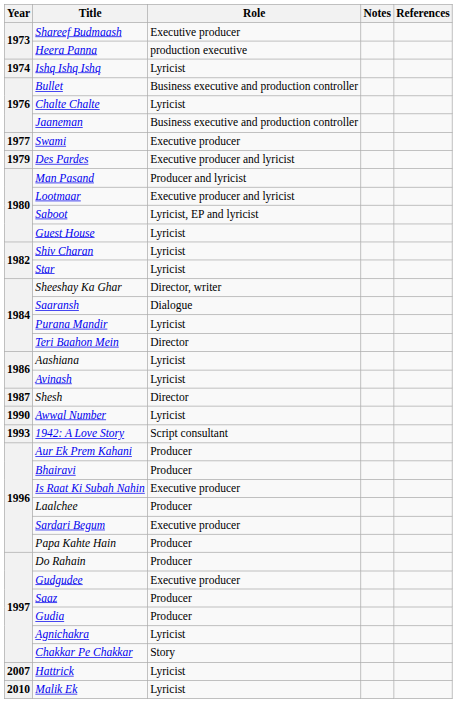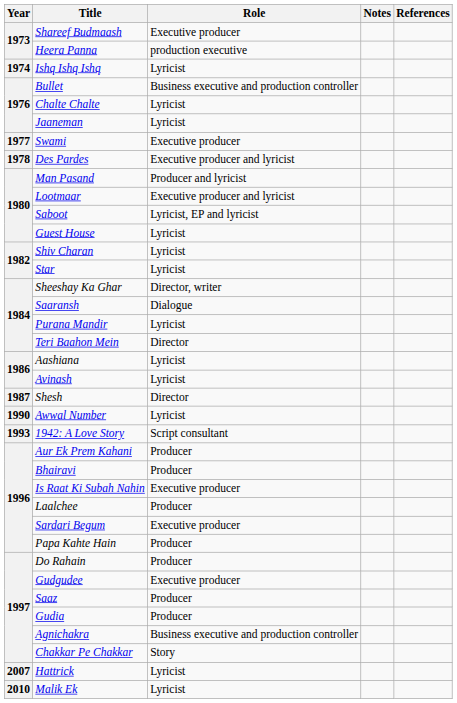(254, 123) Business executive and production controller -> (168, 123) Lyricist
(19, 159) 1979 -> (19, 159) 1978
(168, 634) Lyricist -> (254, 634) Business executive and production controller
